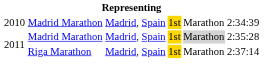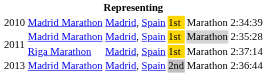+ row: (15, 66)
